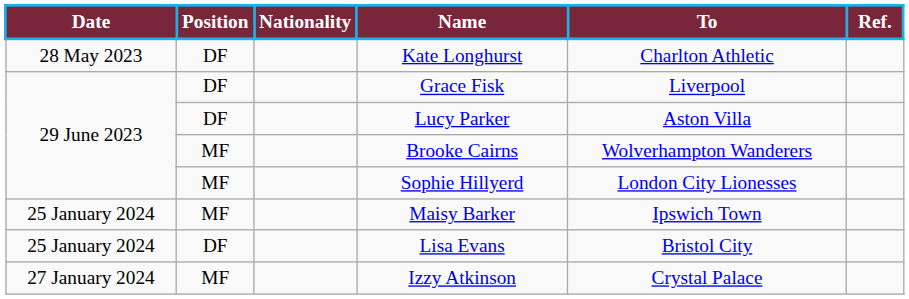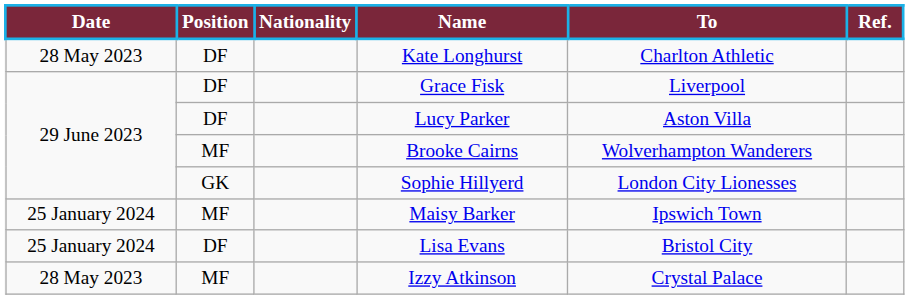(215, 182) MF -> (215, 182) GK
(91, 278) 27 January 2024 -> (91, 278) 28 May 2023
